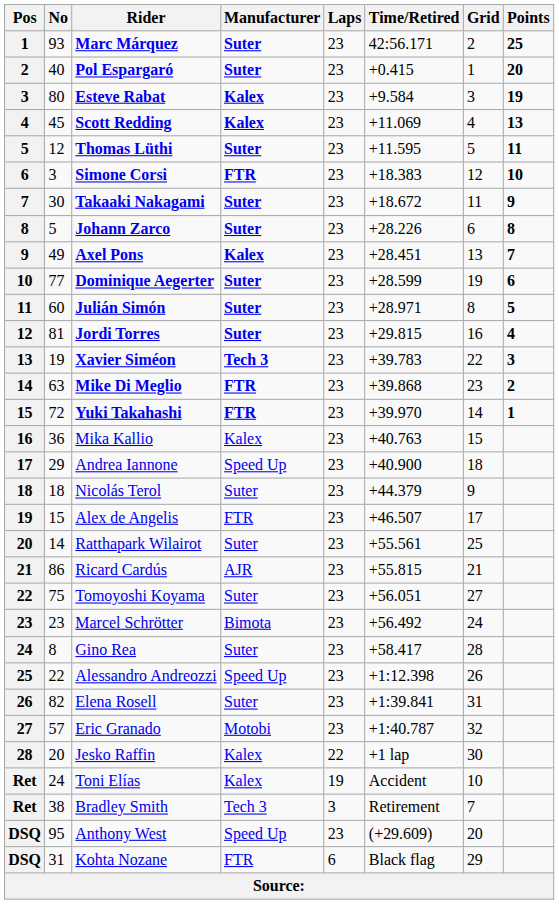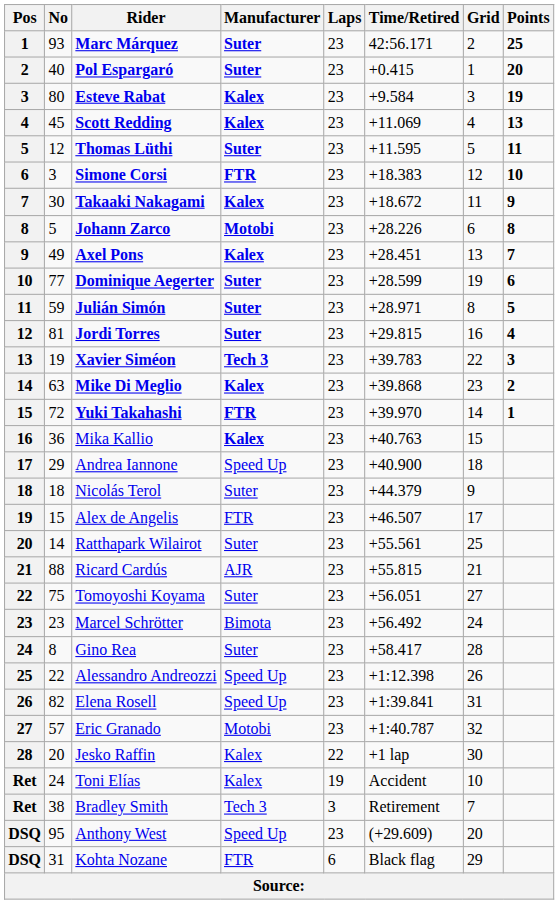(243, 202) Suter -> (244, 202) Kalex
(243, 228) Suter -> (249, 228) Motobi
(56, 307) 60 -> (56, 307) 59
(240, 386) FTR -> (244, 386) Kalex
(243, 438) normal -> (244, 438) bold
(56, 570) 86 -> (56, 570) 88
(241, 702) Suter -> (255, 702) Speed Up
